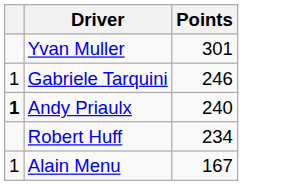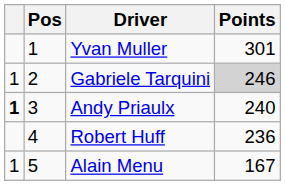+ column: (45, 19)
(217, 78) no background -> (260, 78) lightgrey background
(217, 137) 234 -> (260, 137) 236
